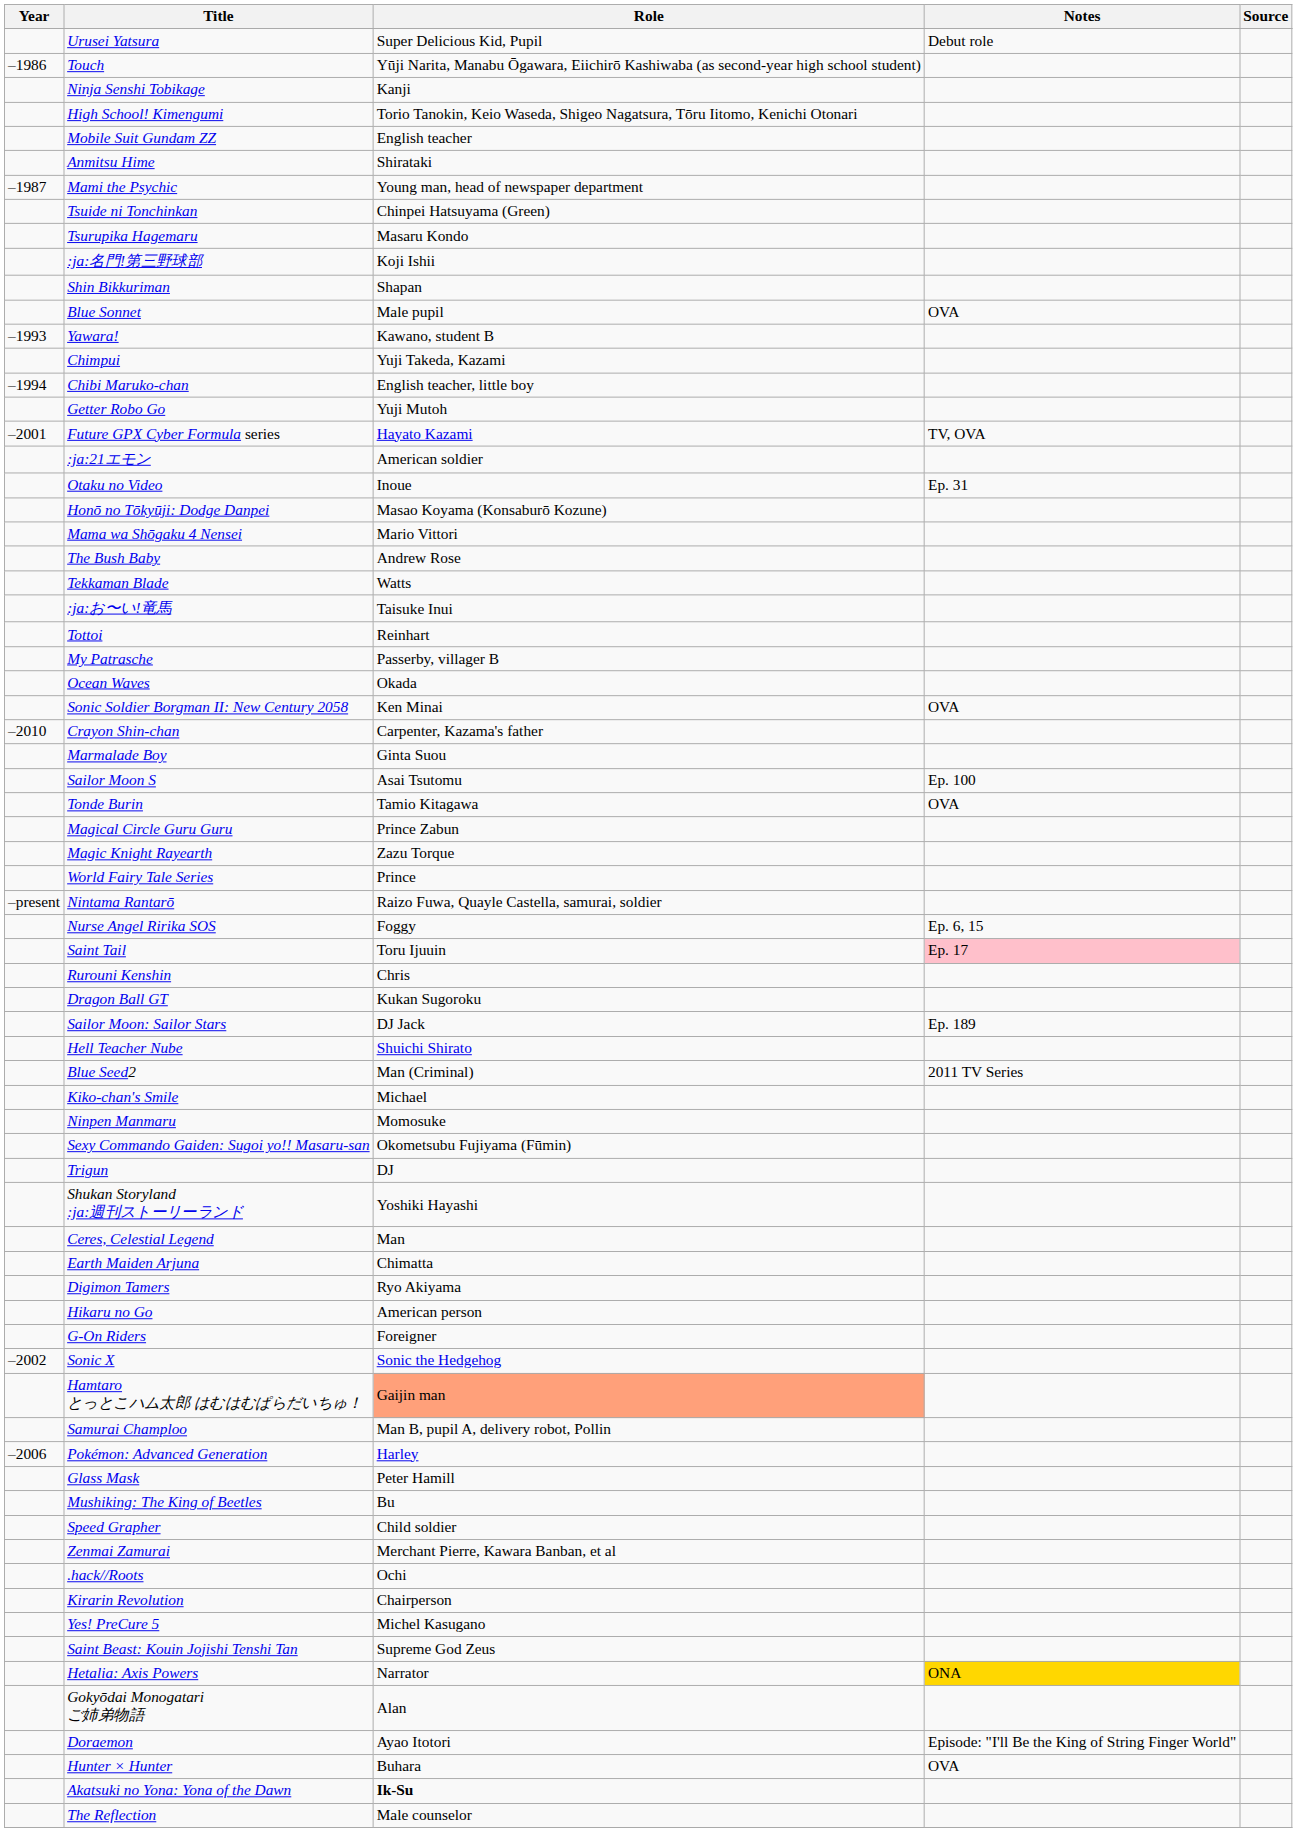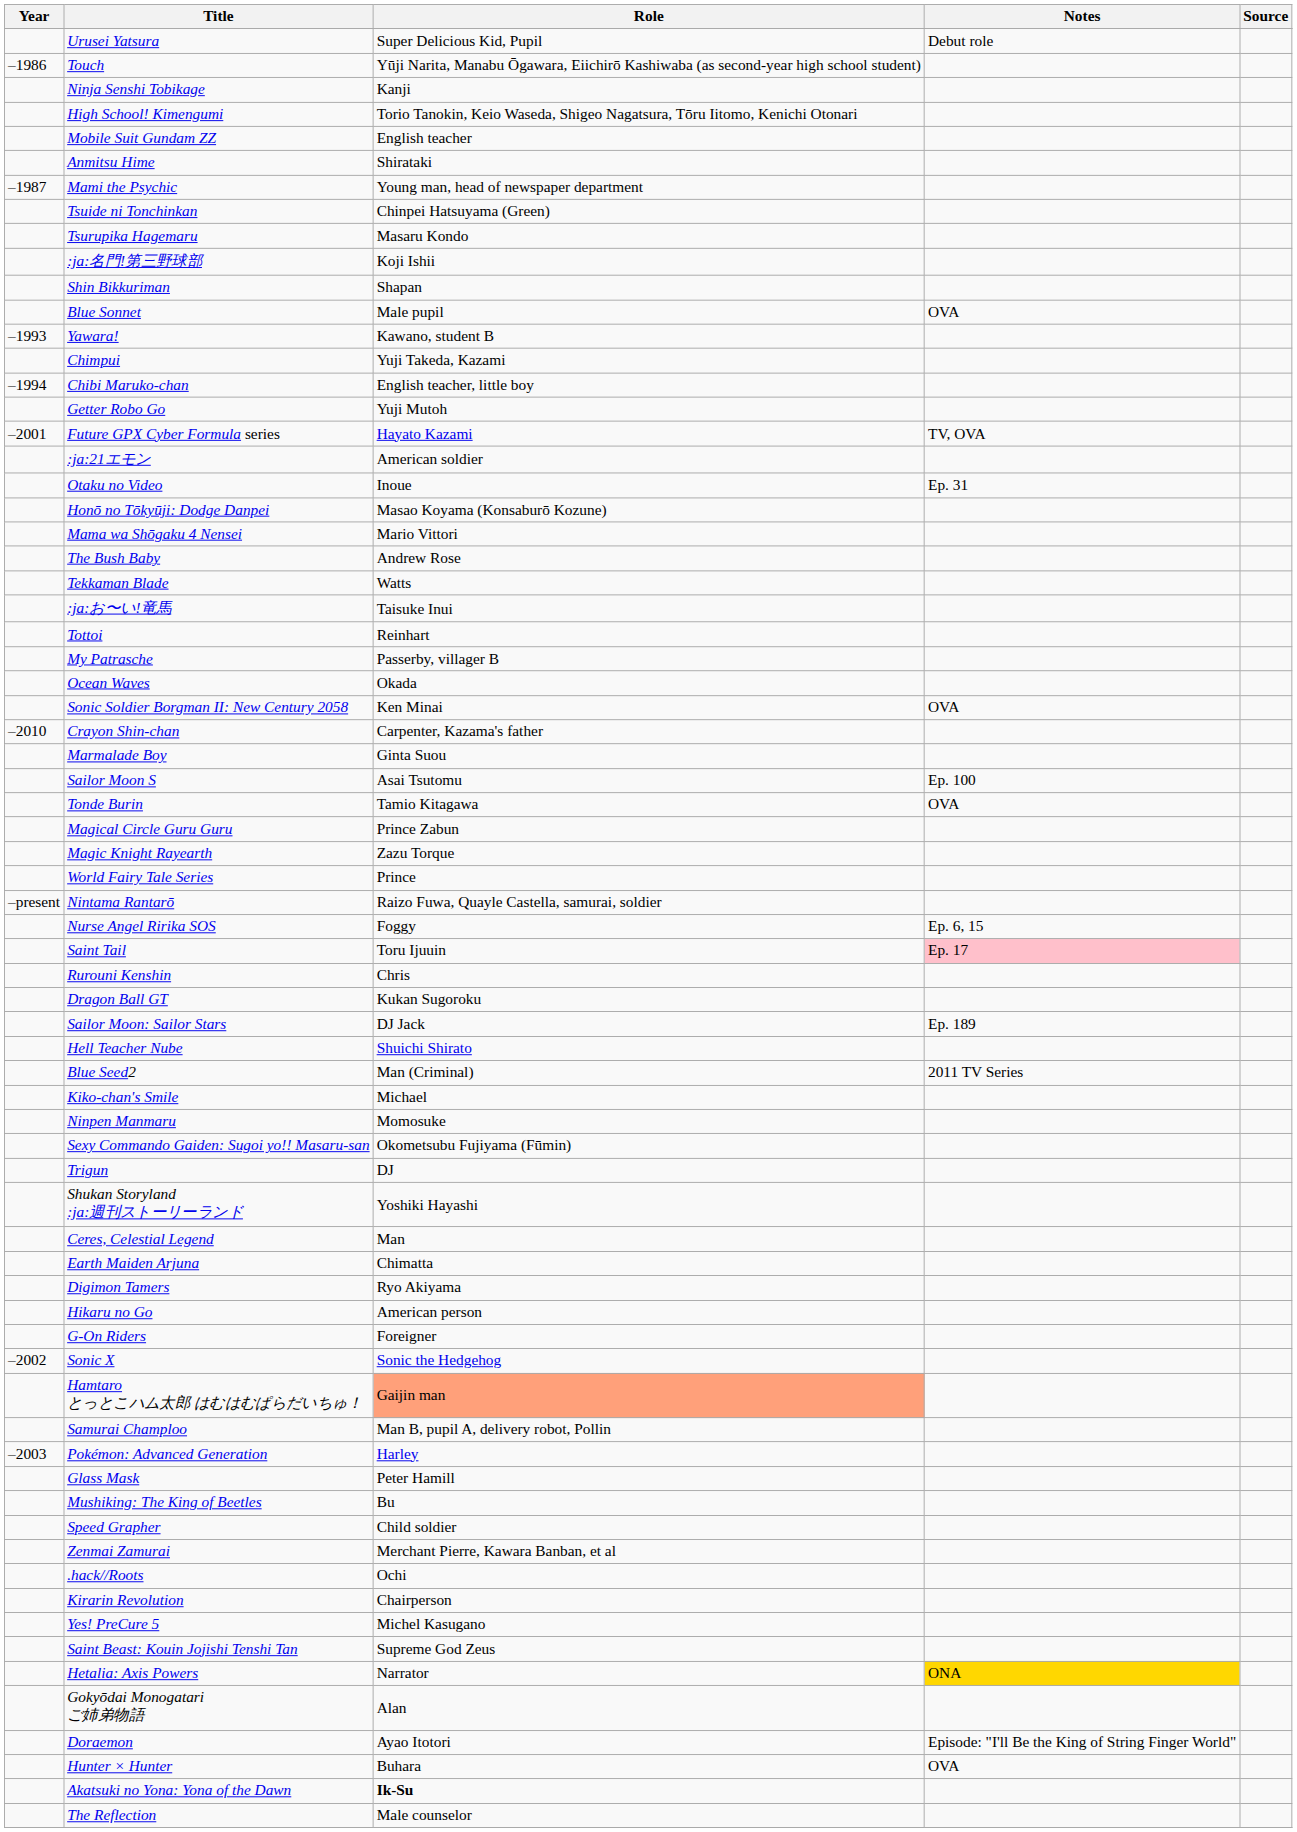(27, 1454) –2006 -> (27, 1454) –2003
